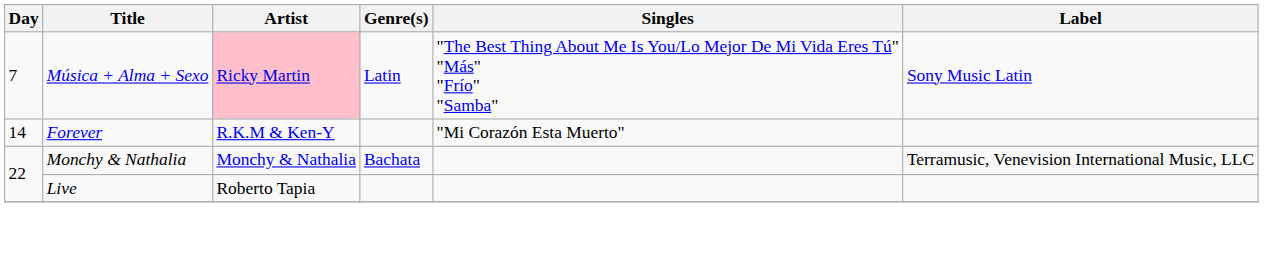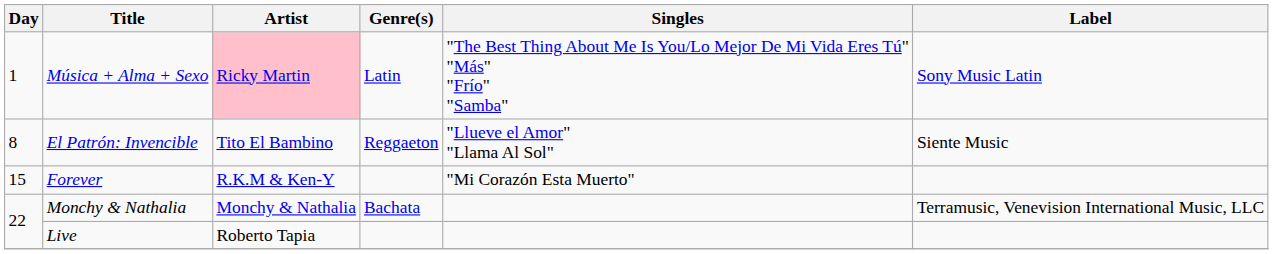(13, 75) 7 -> (13, 75) 1
+ row: (122, 142)
(17, 132) 14 -> (17, 179) 15
